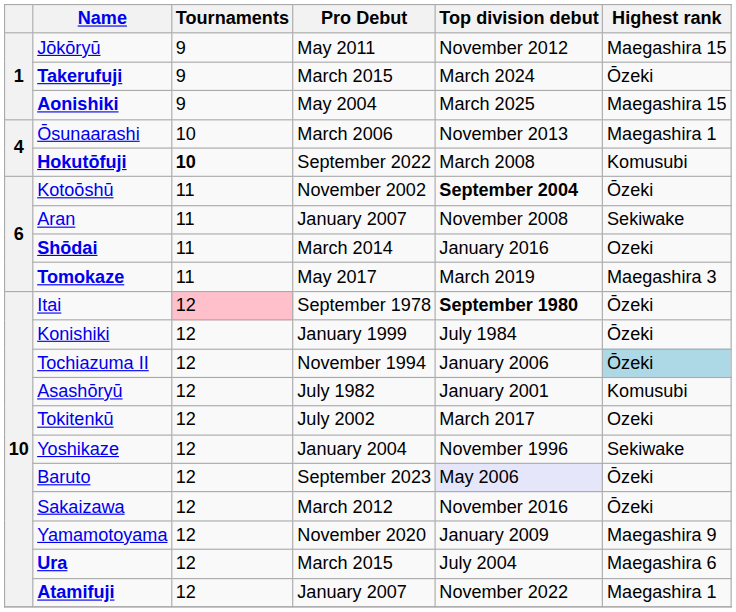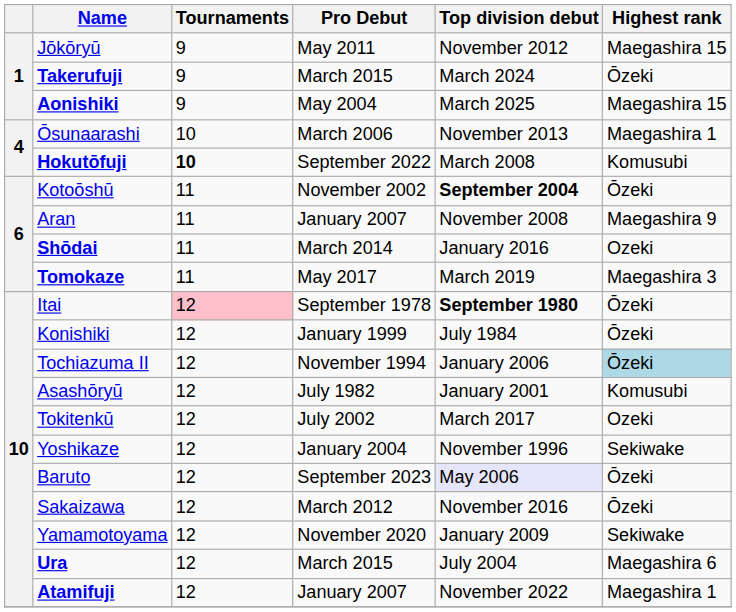(646, 219) Sekiwake -> (662, 219) Maegashira 9
(662, 534) Maegashira 9 -> (646, 534) Sekiwake
